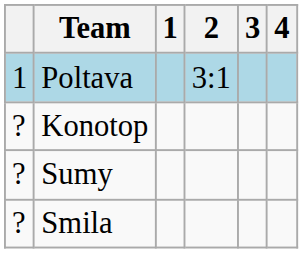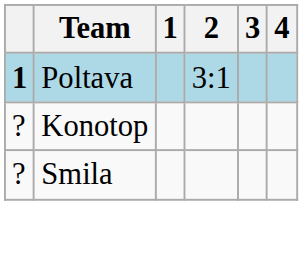(20, 77) normal -> (20, 77) bold
- row: (77, 174)
